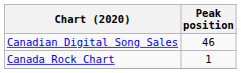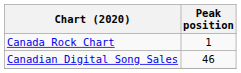rows swapped: (92, 42) <-> (61, 59)
